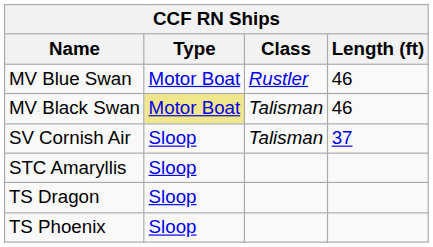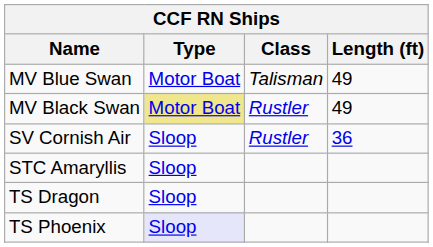(278, 78) Rustler -> (286, 78) Talisman
(342, 78) 46 -> (342, 78) 49
(286, 108) Talisman -> (278, 108) Rustler
(342, 108) 46 -> (342, 108) 49
(286, 138) Talisman -> (278, 138) Rustler
(342, 138) 37 -> (342, 138) 36
(173, 227) no background -> (173, 227) lavender background
